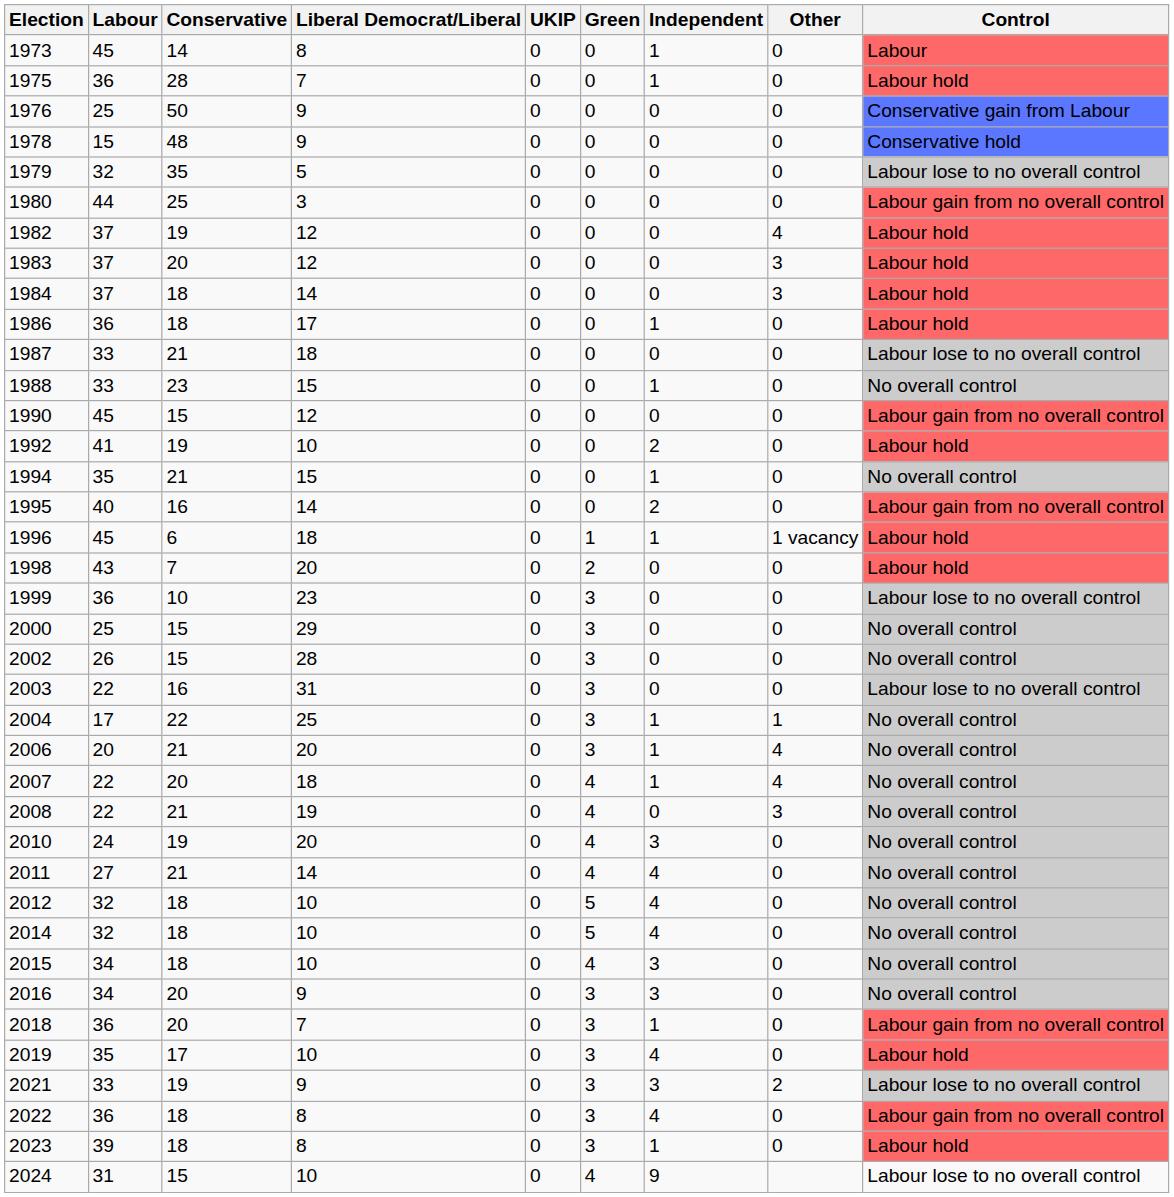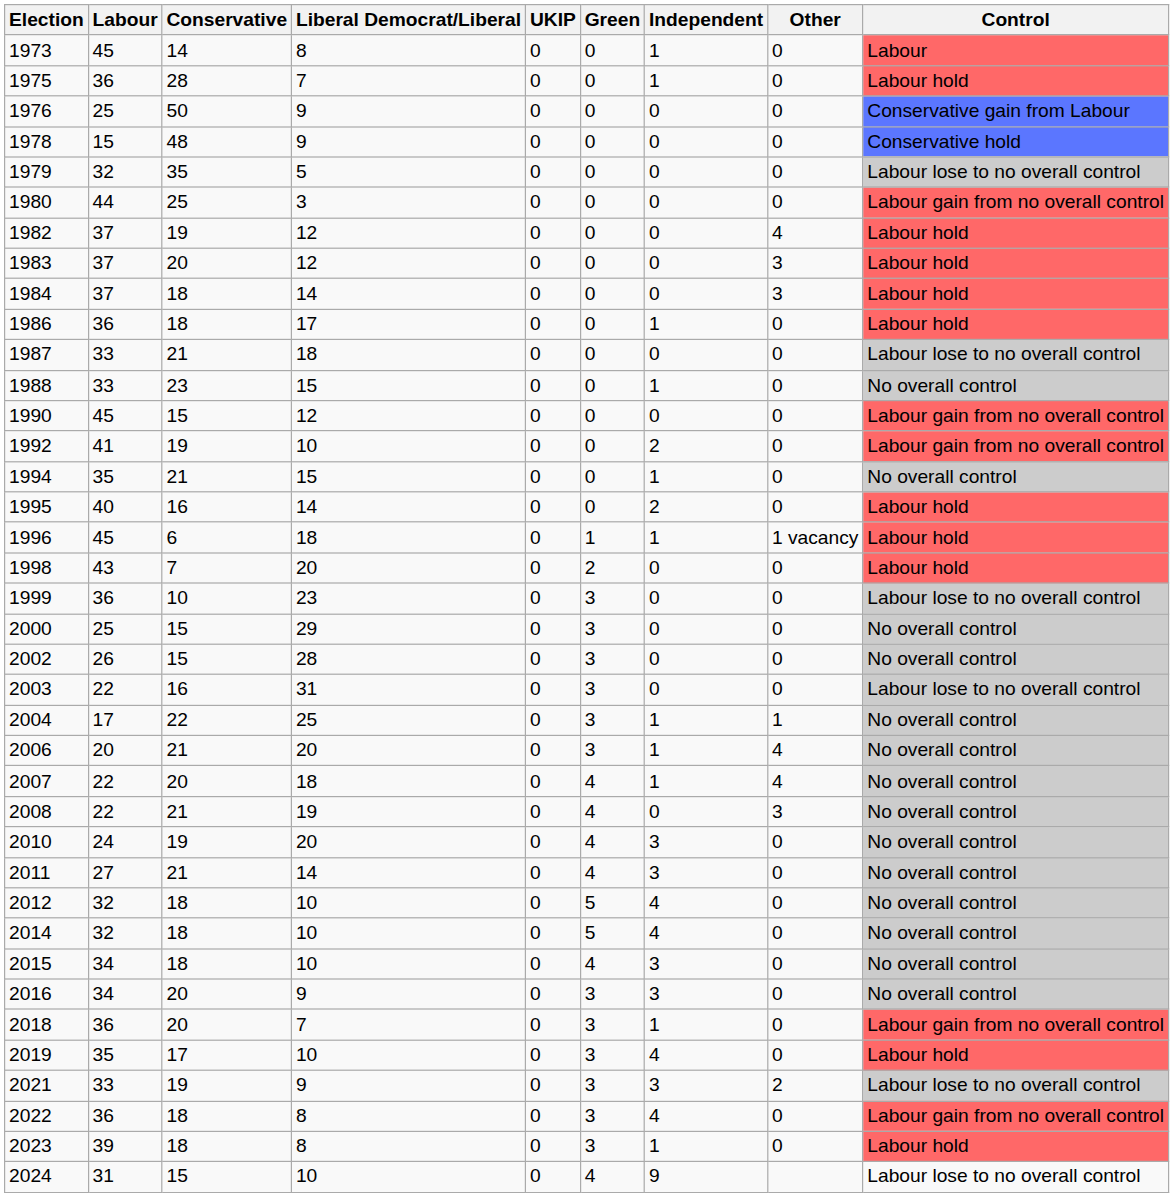(918, 446) Labour hold -> (1016, 446) Labour gain from no overall control
(1016, 506) Labour gain from no overall control -> (918, 506) Labour hold
(654, 872) 4 -> (654, 872) 3
